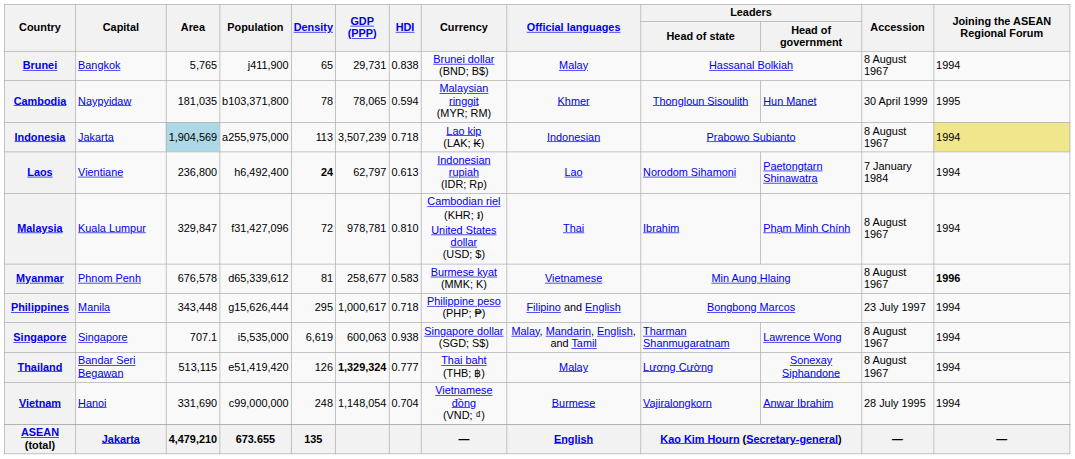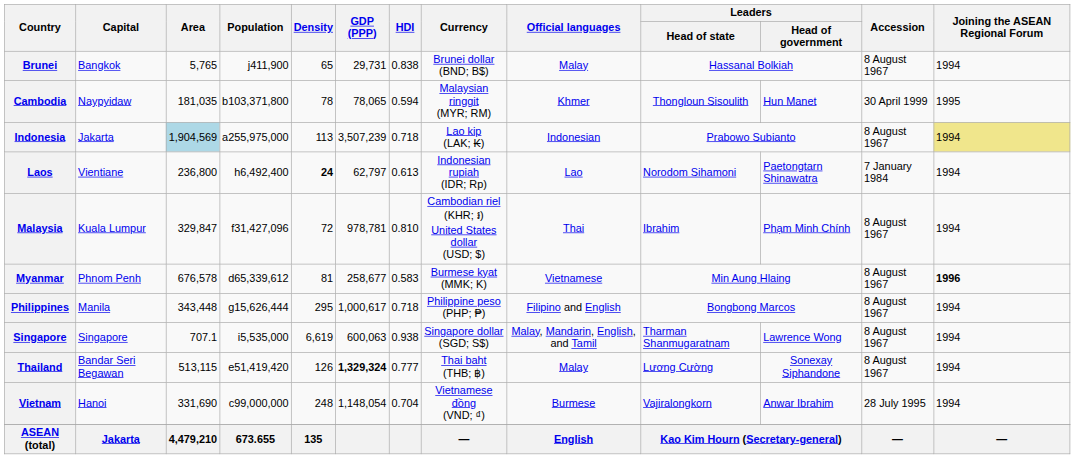(895, 308) 23 July 1997 -> (885, 308) 8 August 1967
